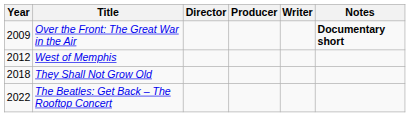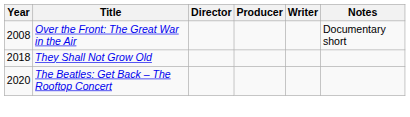(19, 35) 2009 -> (19, 35) 2008
(351, 35) bold -> (354, 35) normal
- row: (76, 58)
(19, 97) 2022 -> (19, 80) 2020
